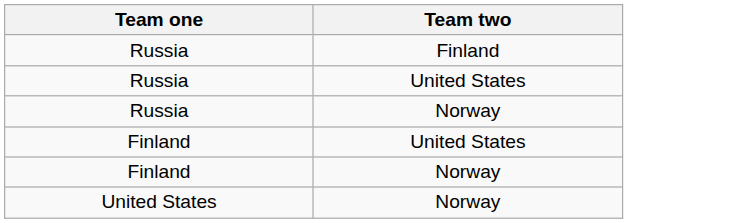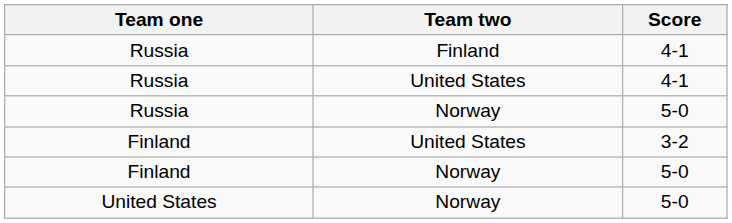+ column: (675, 19)
